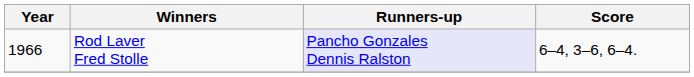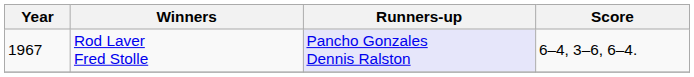(25, 50) 1966 -> (25, 50) 1967
